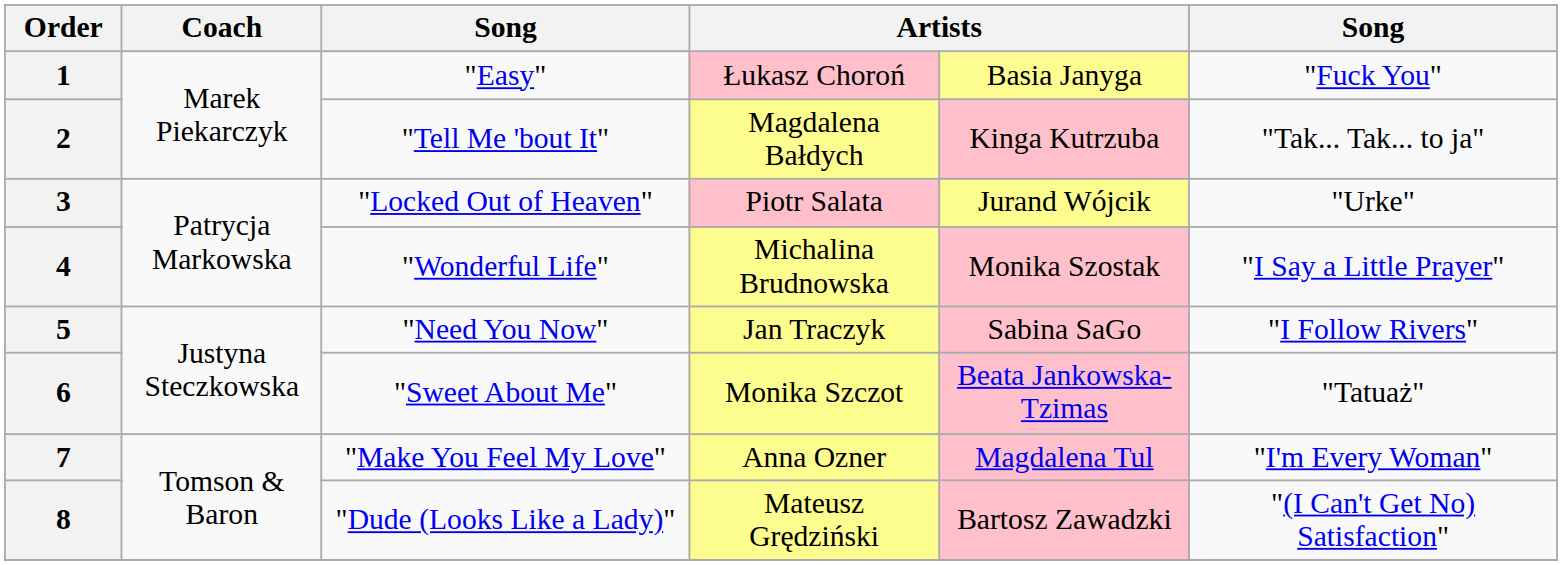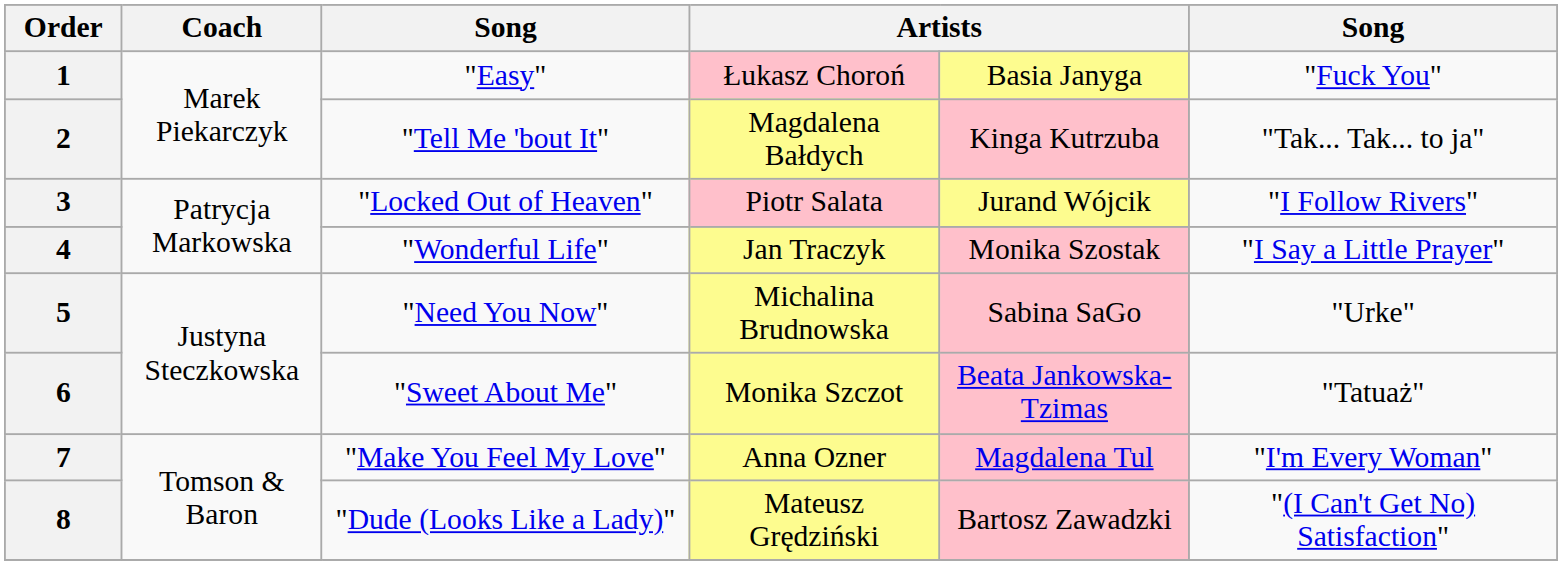(1373, 202) "Urke" -> (1373, 202) "I Follow Rivers"
(814, 265) Michalina Brudnowska -> (814, 249) Jan Traczyk
(814, 329) Jan Traczyk -> (814, 312) Michalina Brudnowska
(1373, 329) "I Follow Rivers" -> (1373, 312) "Urke"
